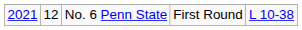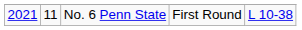(51, 15) 12 -> (51, 15) 11
